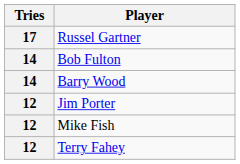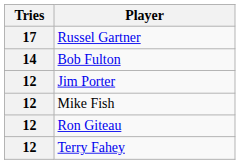- row: (91, 81)
+ row: (89, 125)
